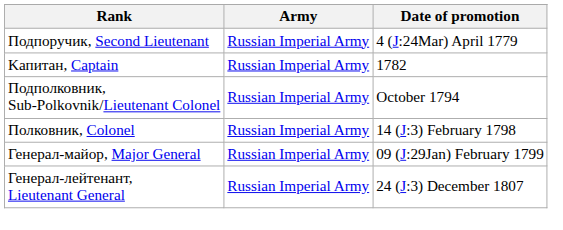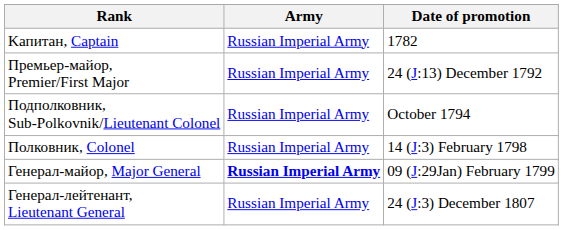- row: (108, 40)
+ row: (69, 73)
(298, 154) normal -> (304, 171) bold
